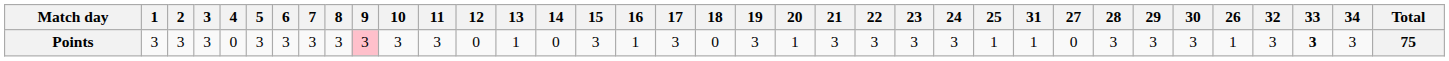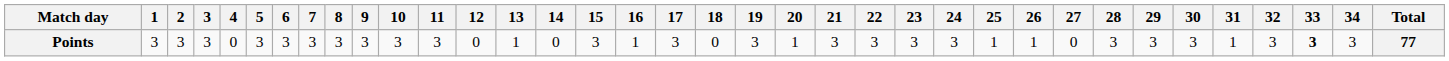columns swapped: (1233, 16) <-> (1034, 16)
(365, 42) pink background -> (365, 42) no background
(1408, 42) 75 -> (1408, 42) 77
